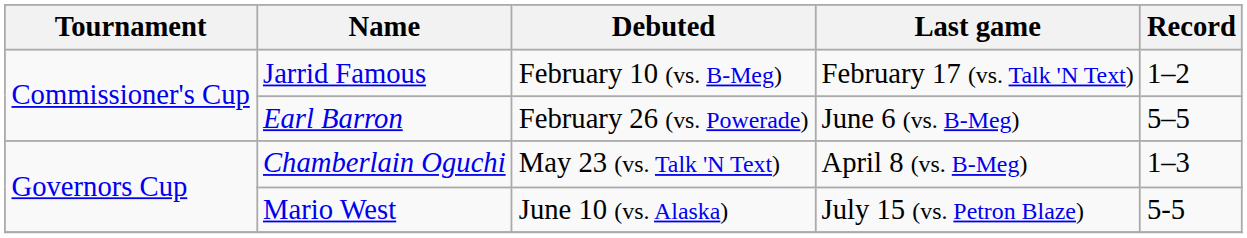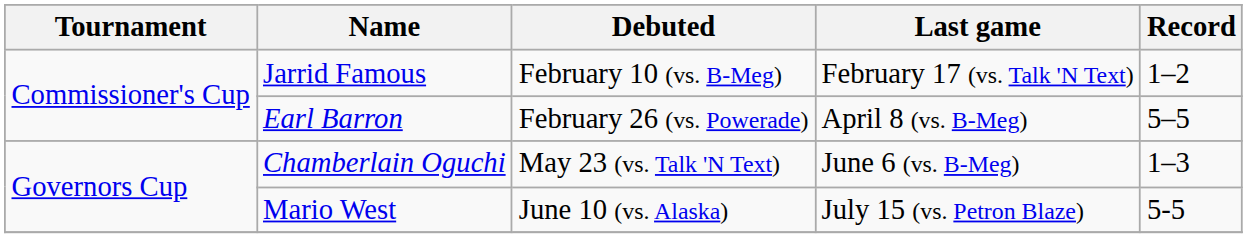(920, 118) June 6 (vs. B-Meg) -> (924, 118) April 8 (vs. B-Meg)
(924, 163) April 8 (vs. B-Meg) -> (920, 163) June 6 (vs. B-Meg)
